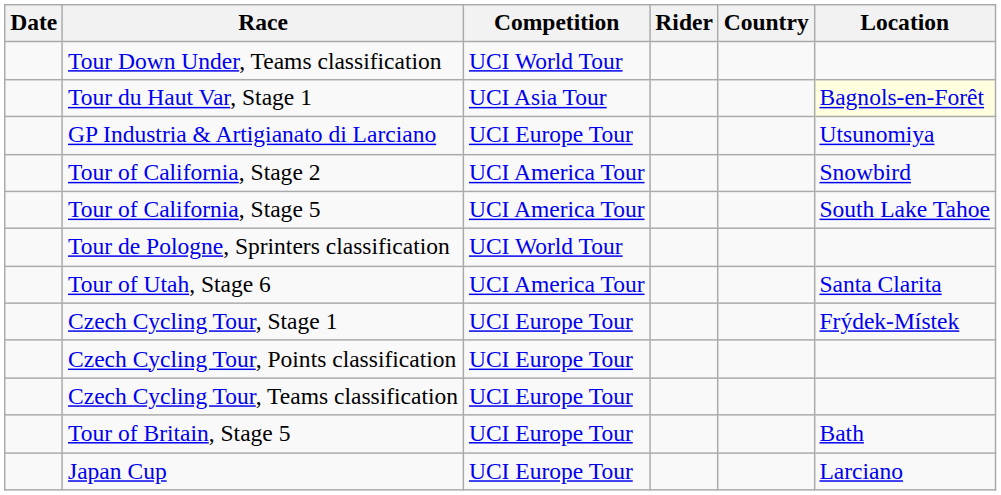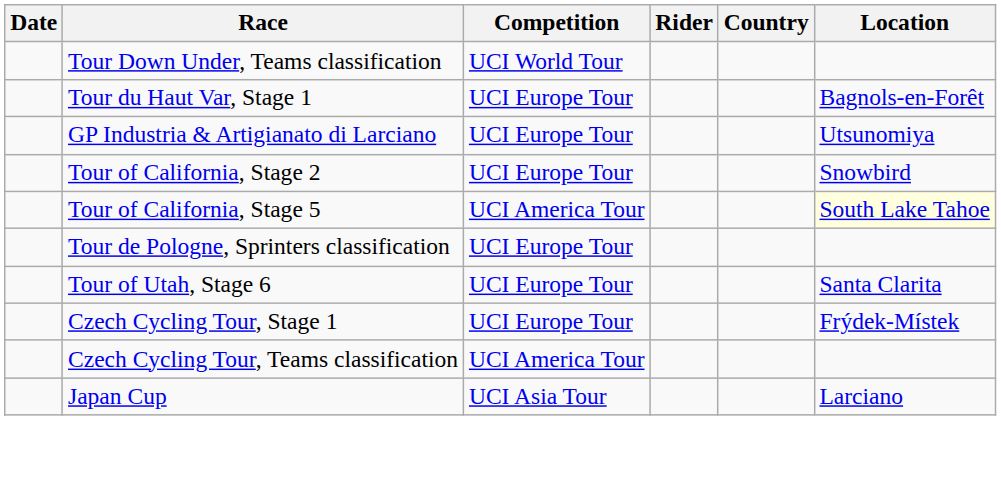(538, 97) UCI Asia Tour -> (551, 97) UCI Europe Tour
(902, 97) lightyellow background -> (902, 97) no background
(557, 172) UCI America Tour -> (551, 172) UCI Europe Tour
(905, 209) no background -> (905, 209) lightyellow background
(546, 246) UCI World Tour -> (551, 246) UCI Europe Tour
(557, 284) UCI America Tour -> (551, 284) UCI Europe Tour
- row: (262, 358)
(551, 396) UCI Europe Tour -> (557, 358) UCI America Tour
- row: (179, 433)
(551, 470) UCI Europe Tour -> (538, 396) UCI Asia Tour
